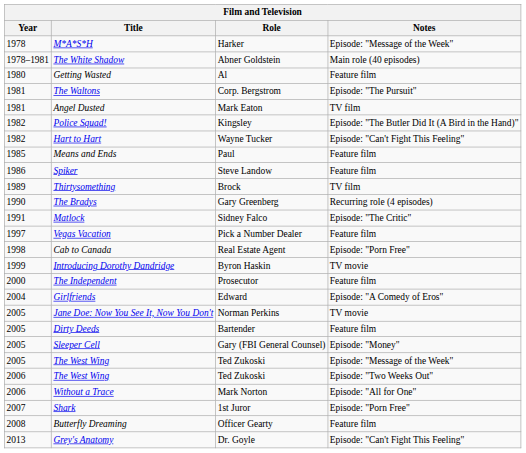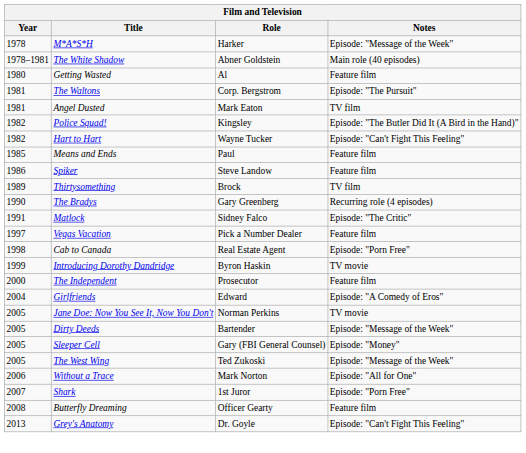(353, 329) Feature film -> (392, 329) Episode: "Message of the Week"
- row: (16, 376)
